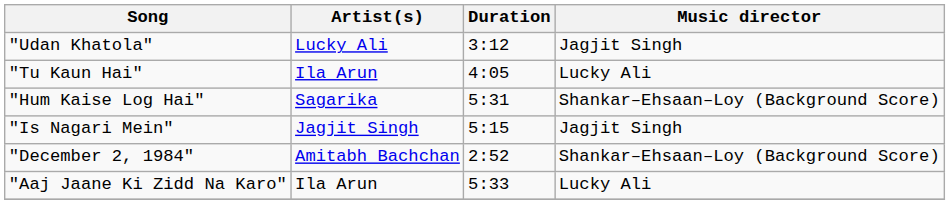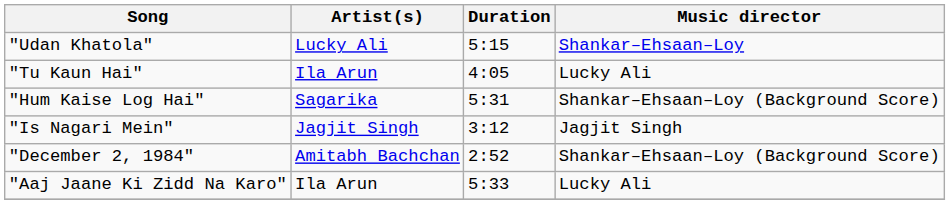(489, 47) 3:12 -> (489, 47) 5:15
(621, 47) Jagjit Singh -> (651, 47) Shankar–Ehsaan–Loy
(489, 130) 5:15 -> (489, 130) 3:12
